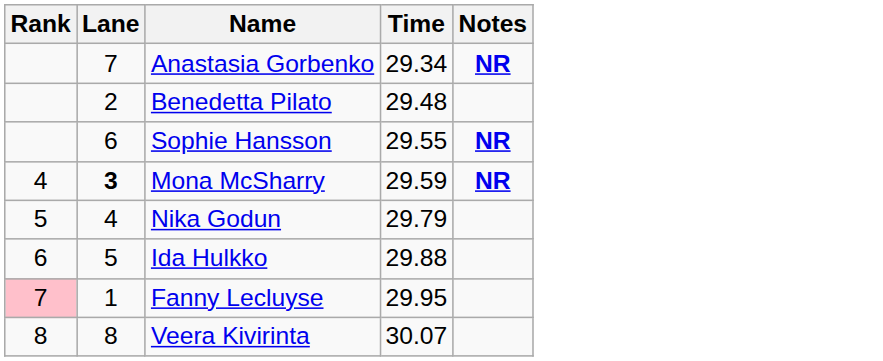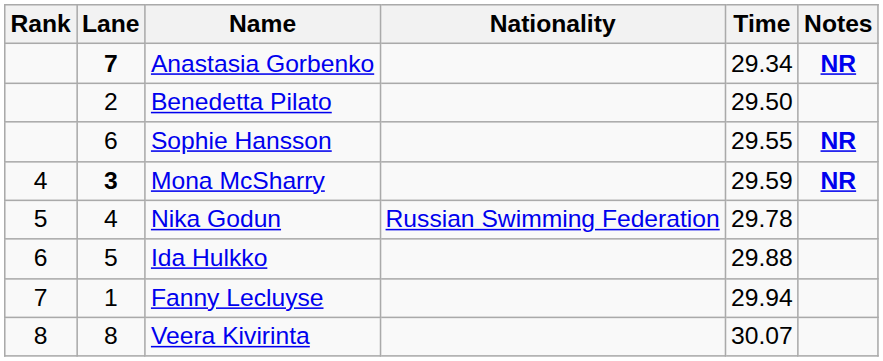+ column: (553, 24)
(111, 63) normal -> (111, 63) bold
(416, 102) 29.48 -> (762, 102) 29.50
(416, 219) 29.79 -> (762, 219) 29.78
(41, 297) pink background -> (41, 297) no background
(416, 297) 29.95 -> (762, 297) 29.94
